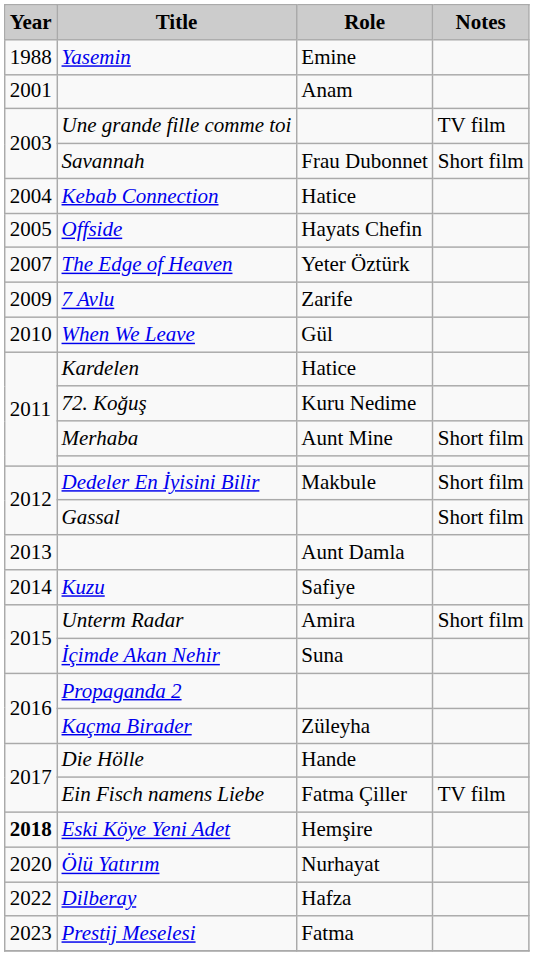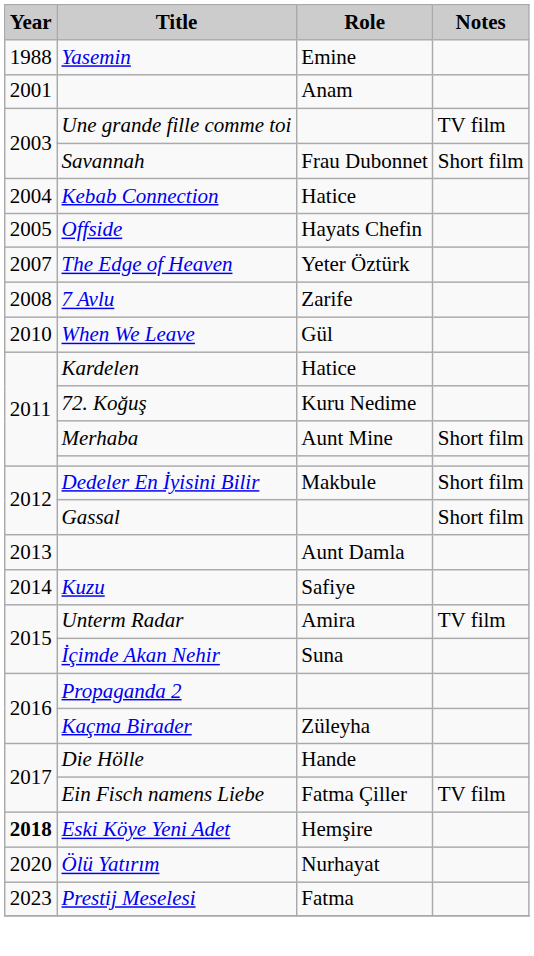(31, 299) 2009 -> (31, 299) 2008
(481, 621) Short film -> (472, 621) TV film
- row: (99, 898)
